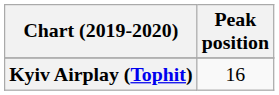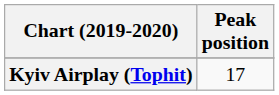(235, 74) 16 -> (235, 74) 17
